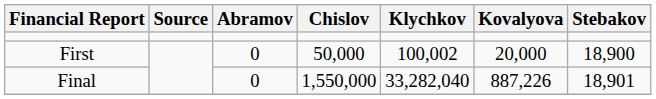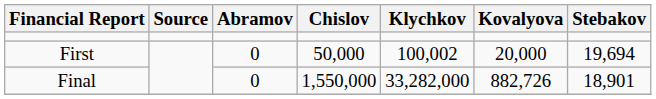(609, 54) 18,900 -> (609, 54) 19,694
(427, 81) 33,282,040 -> (427, 81) 33,282,000
(521, 81) 887,226 -> (521, 81) 882,726
